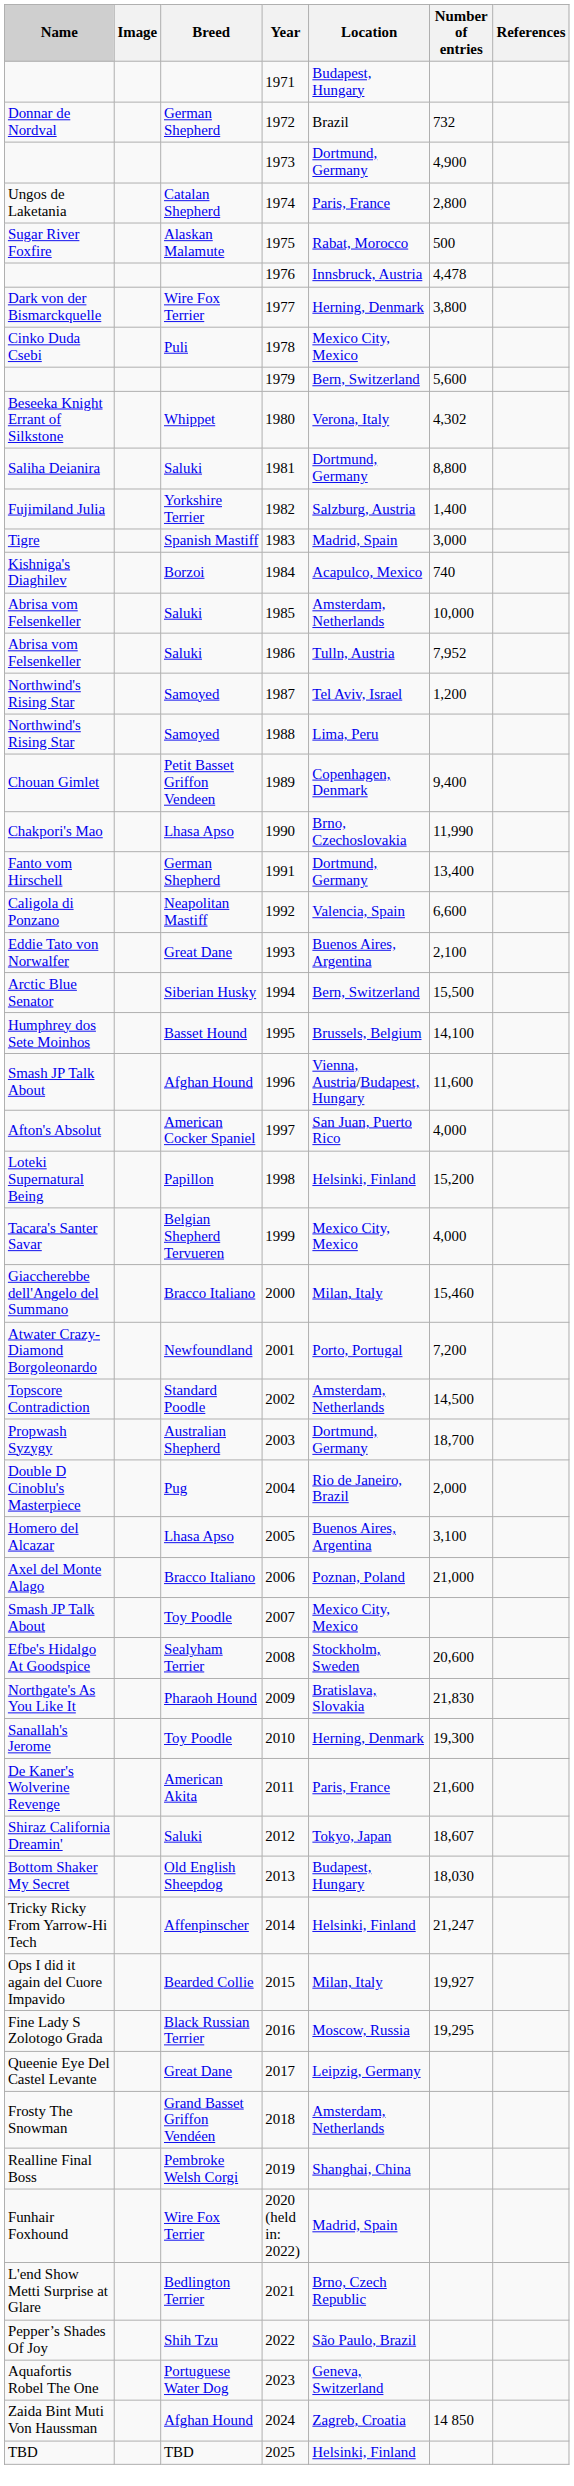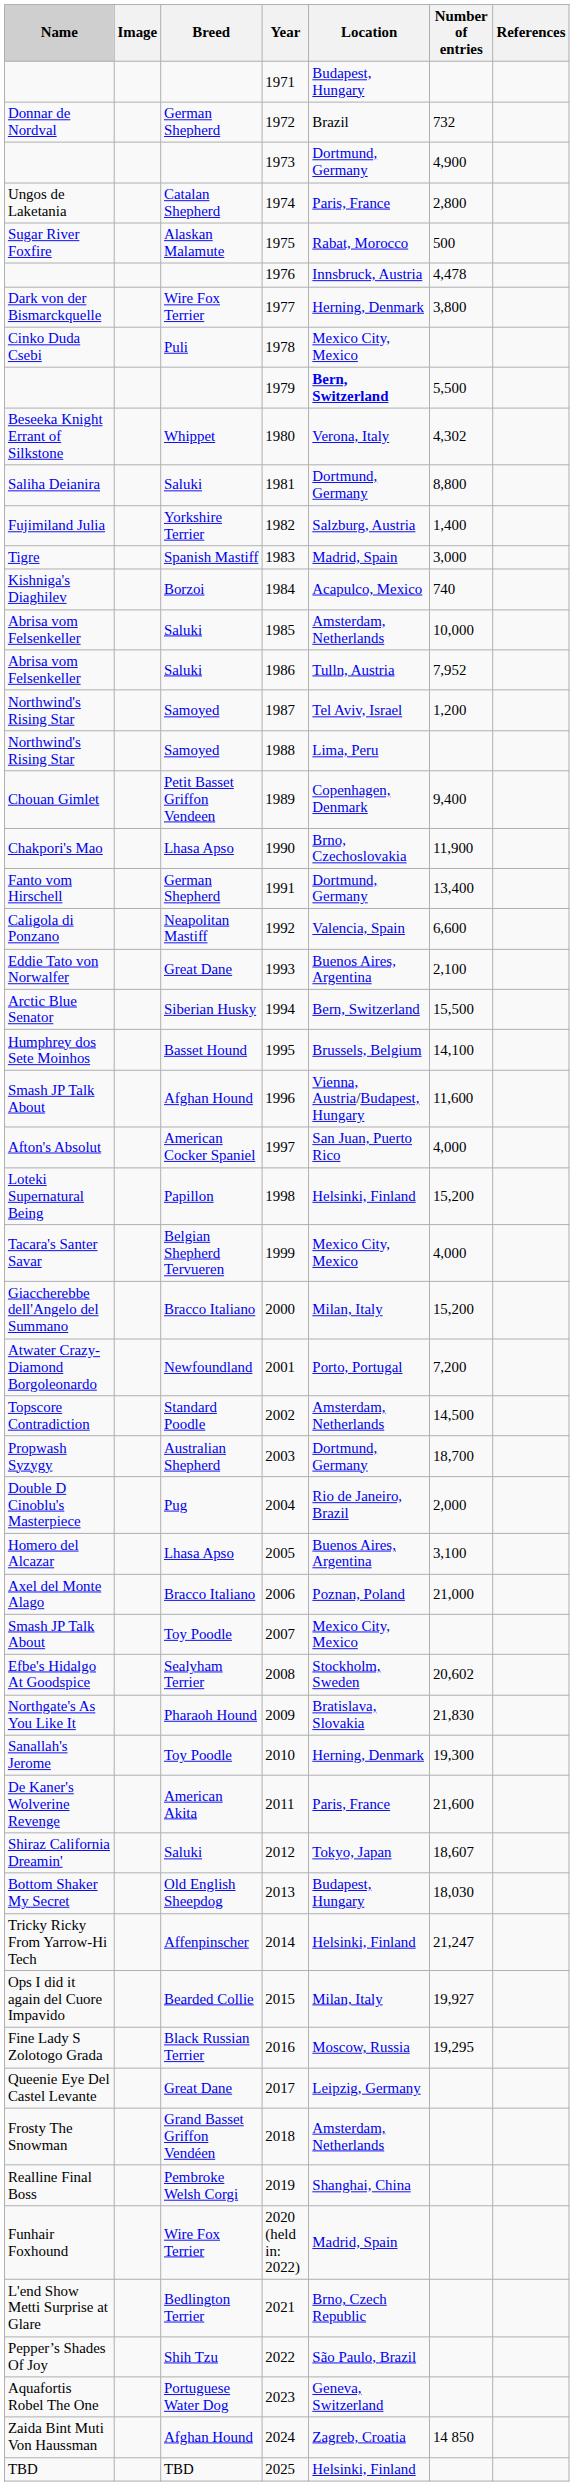(366, 379) normal -> (350, 387) bold
(450, 379) 5,600 -> (450, 387) 5,500
(453, 831) 11,990 -> (453, 848) 11,900
(453, 1293) 15,460 -> (453, 1310) 15,200
(453, 1657) 20,600 -> (453, 1674) 20,602
